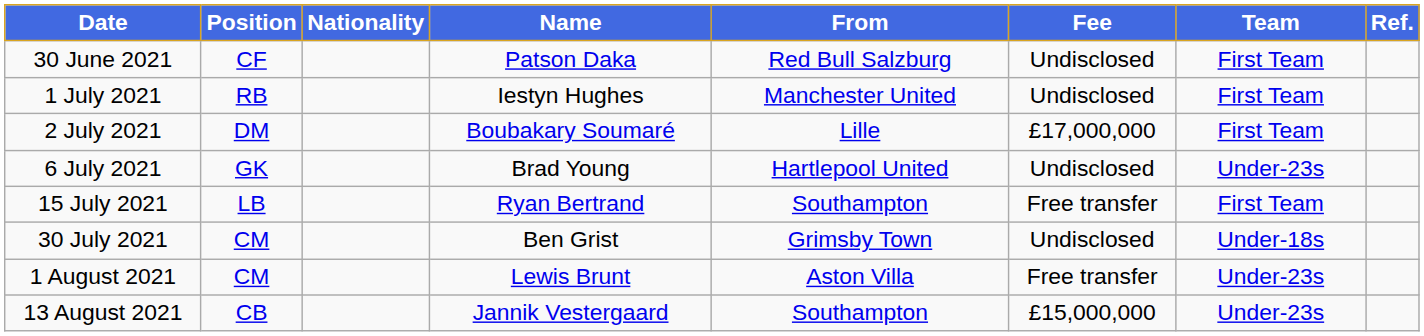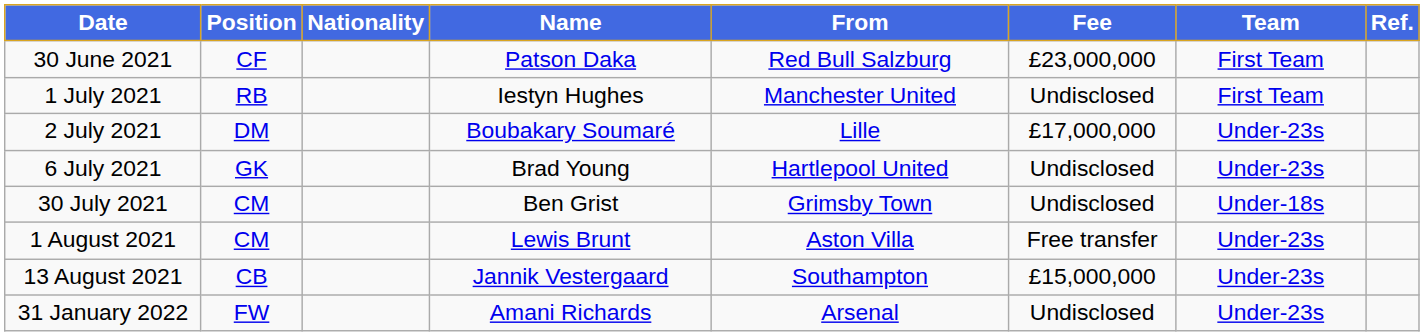(1092, 58) Undisclosed -> (1092, 58) £23,000,000
(1271, 131) First Team -> (1271, 131) Under-23s
- row: (103, 204)
+ row: (103, 312)
